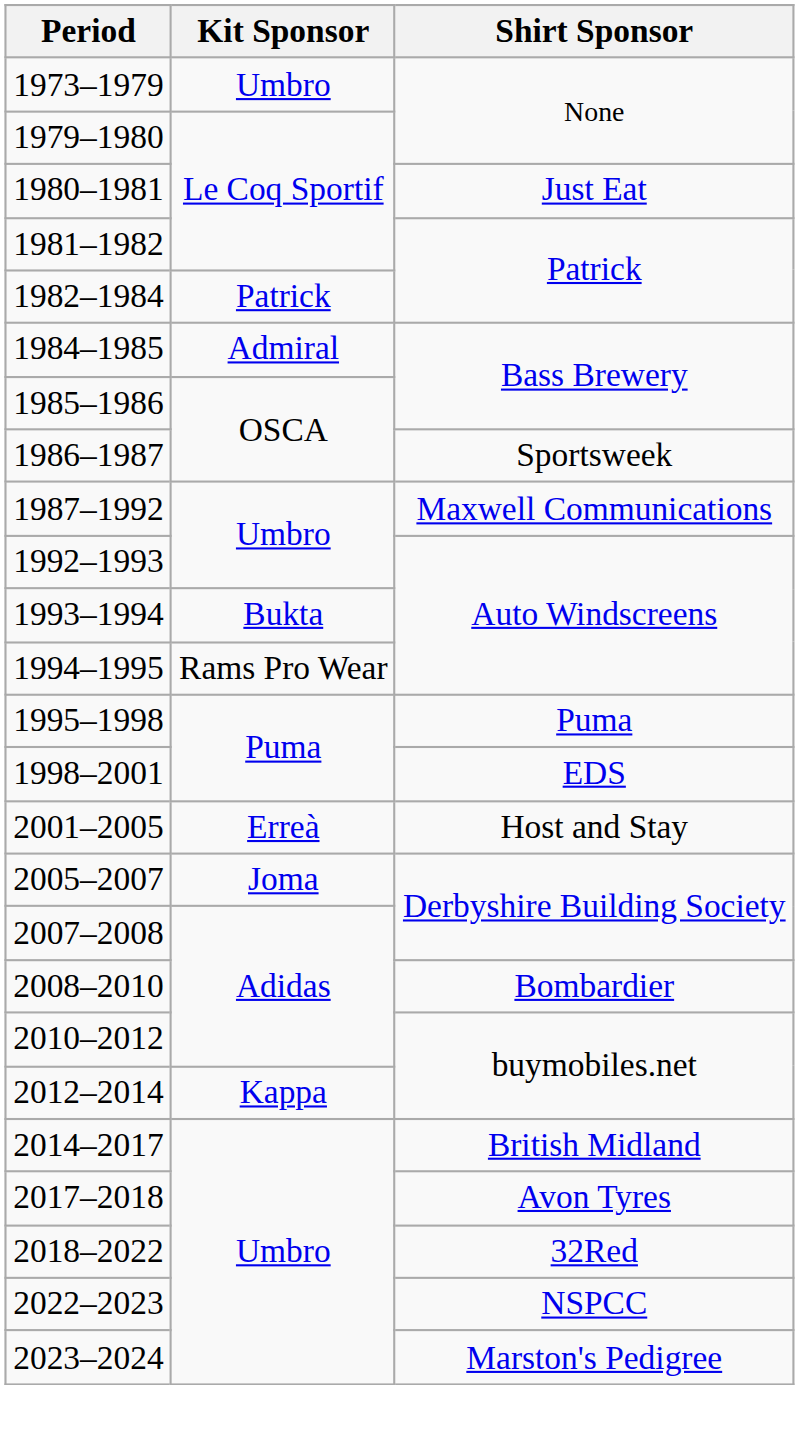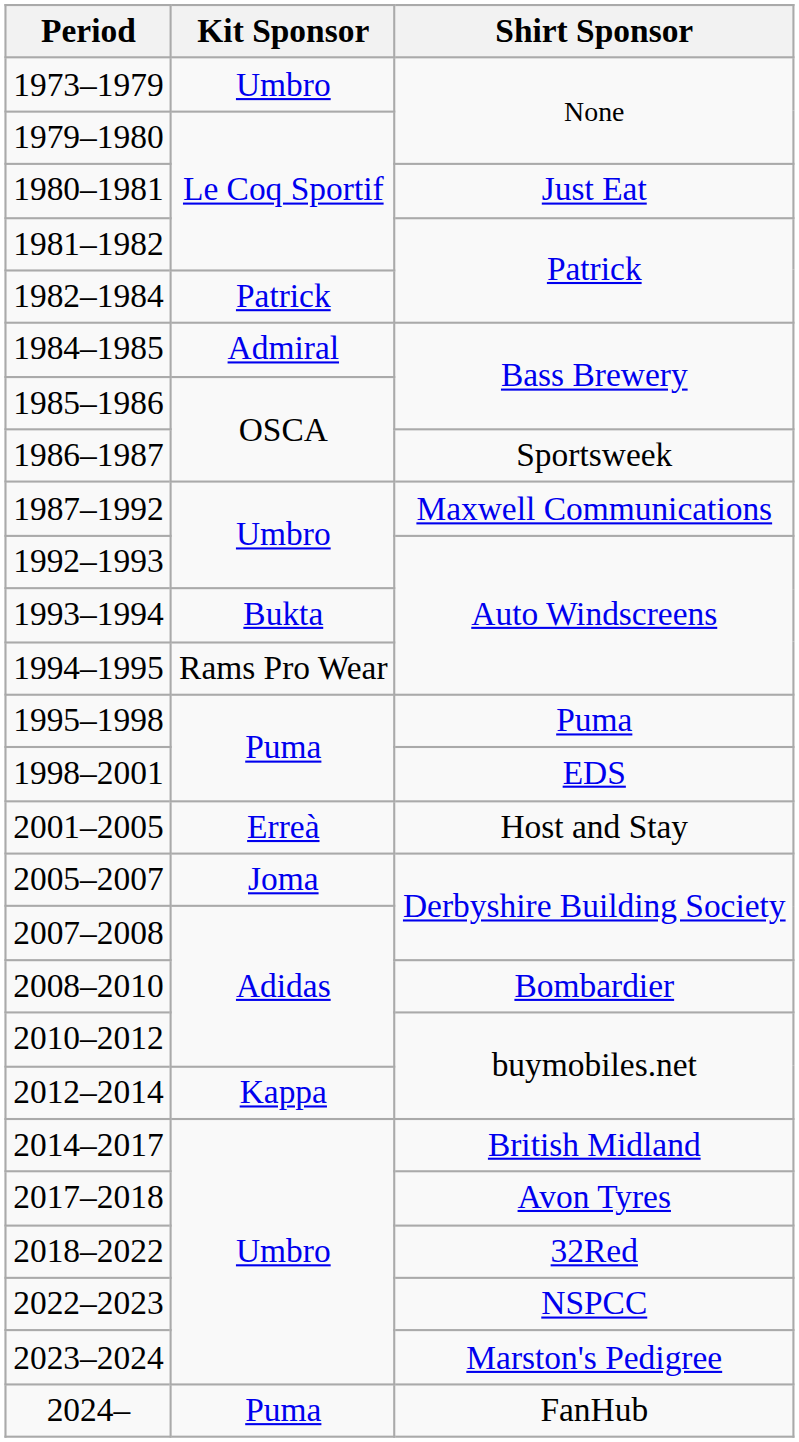+ row: (88, 1409)
